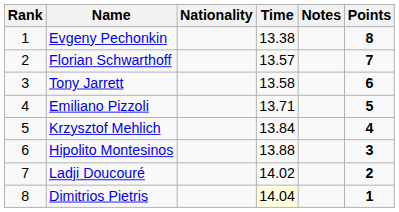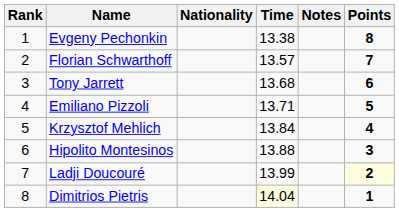(277, 83) 13.58 -> (277, 83) 13.68
(277, 173) 14.02 -> (277, 173) 13.99
(369, 173) no background -> (369, 173) lightyellow background
